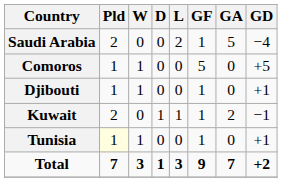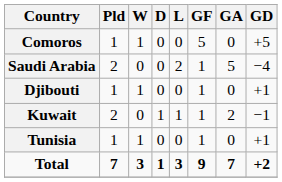rows swapped: (52, 41) <-> (52, 66)
(114, 139) lightyellow background -> (114, 139) no background
